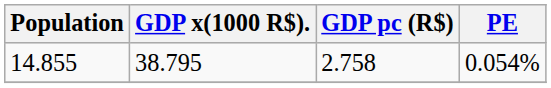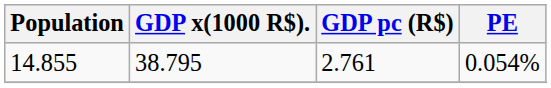(349, 62) 2.758 -> (349, 62) 2.761
